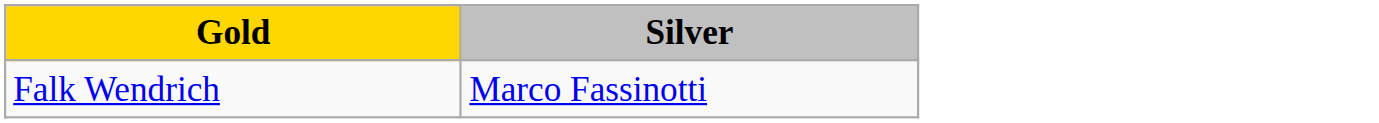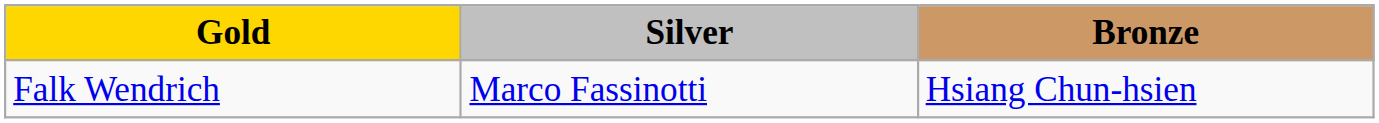+ column: (1146, 32)
